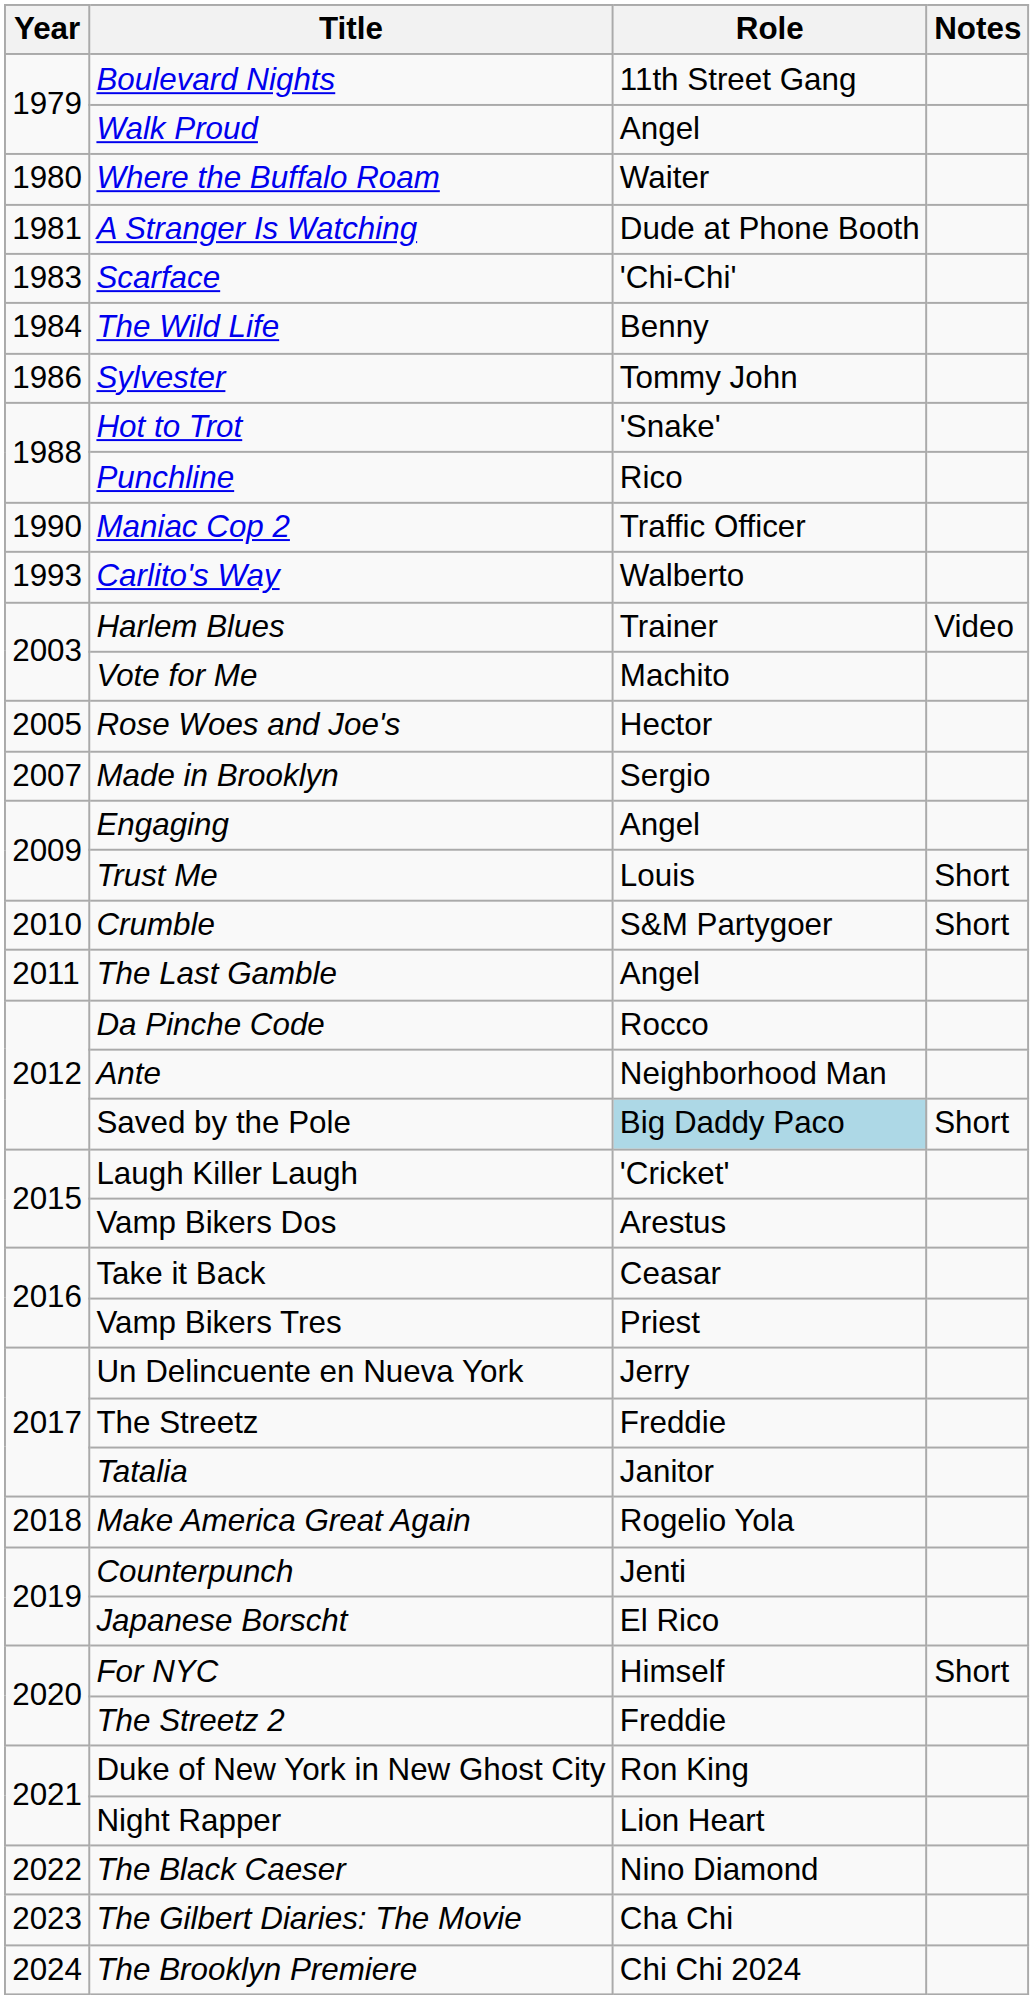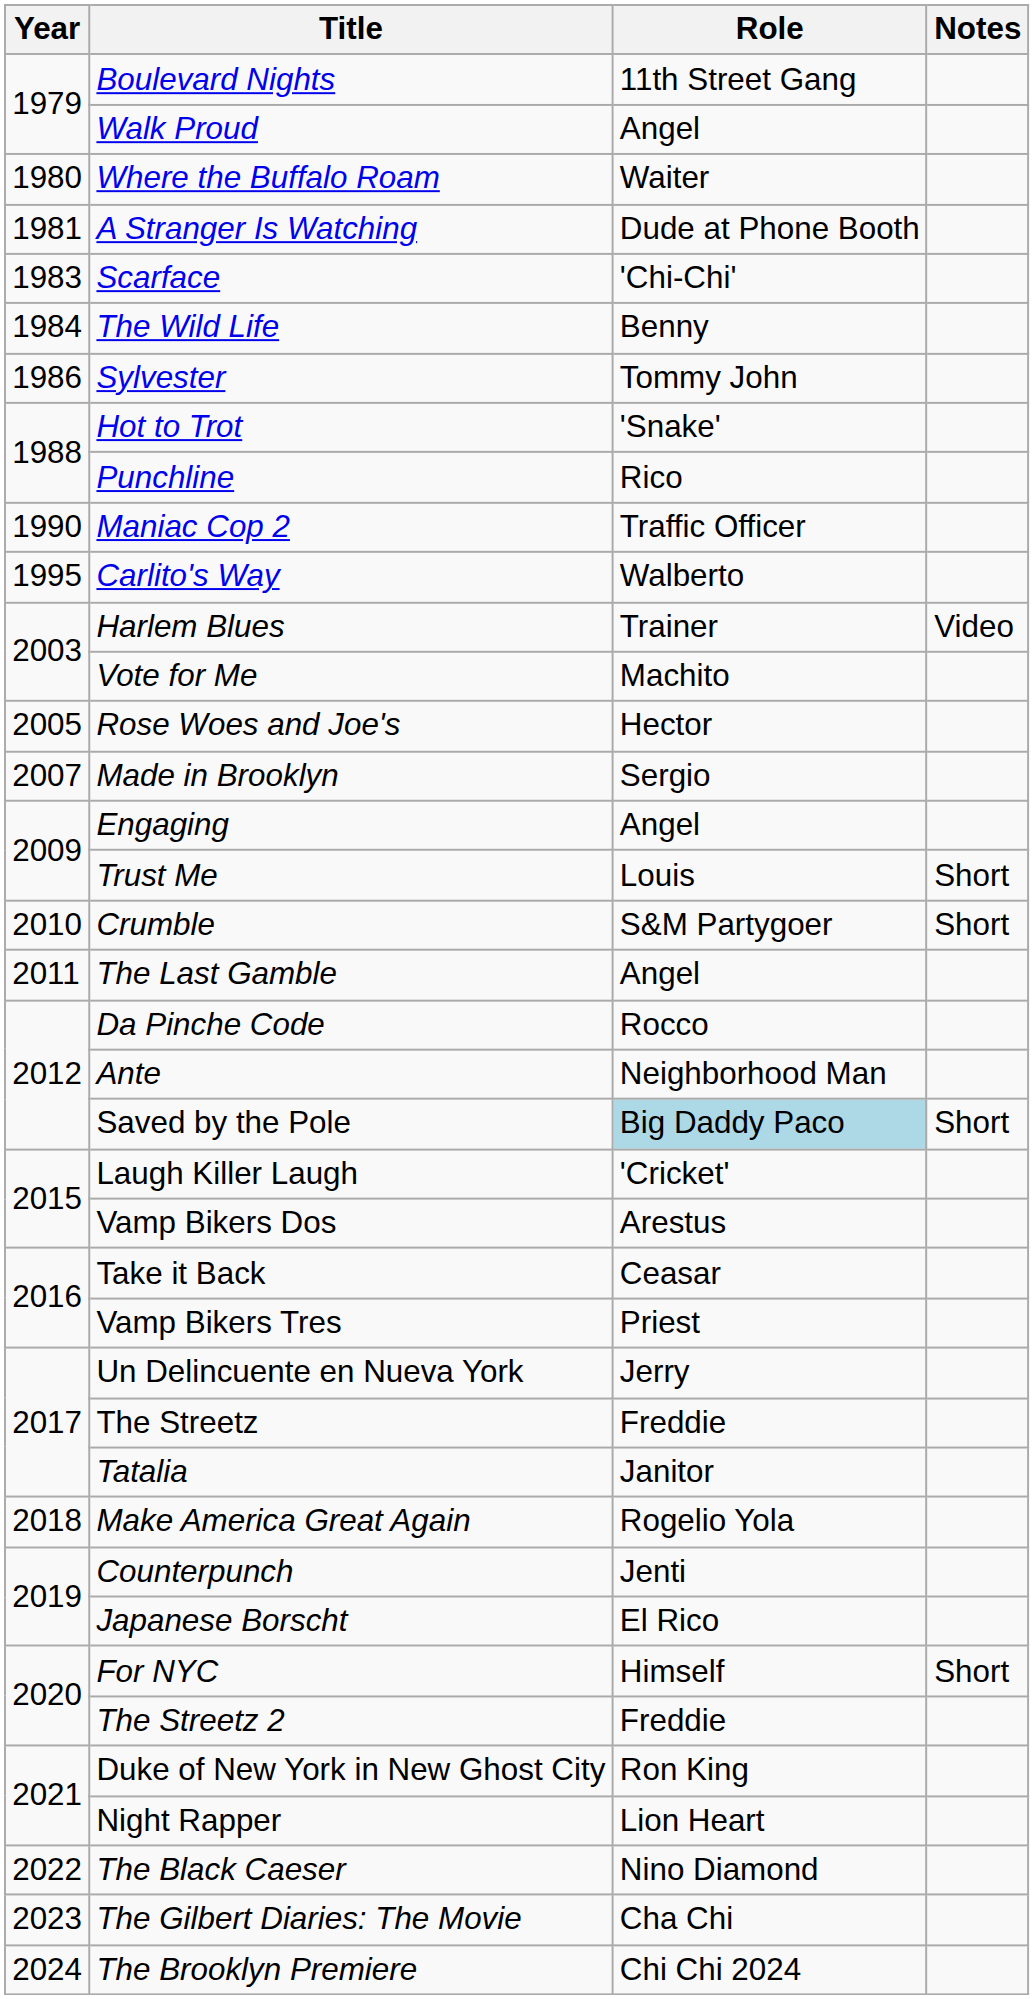(47, 576) 1993 -> (47, 576) 1995
